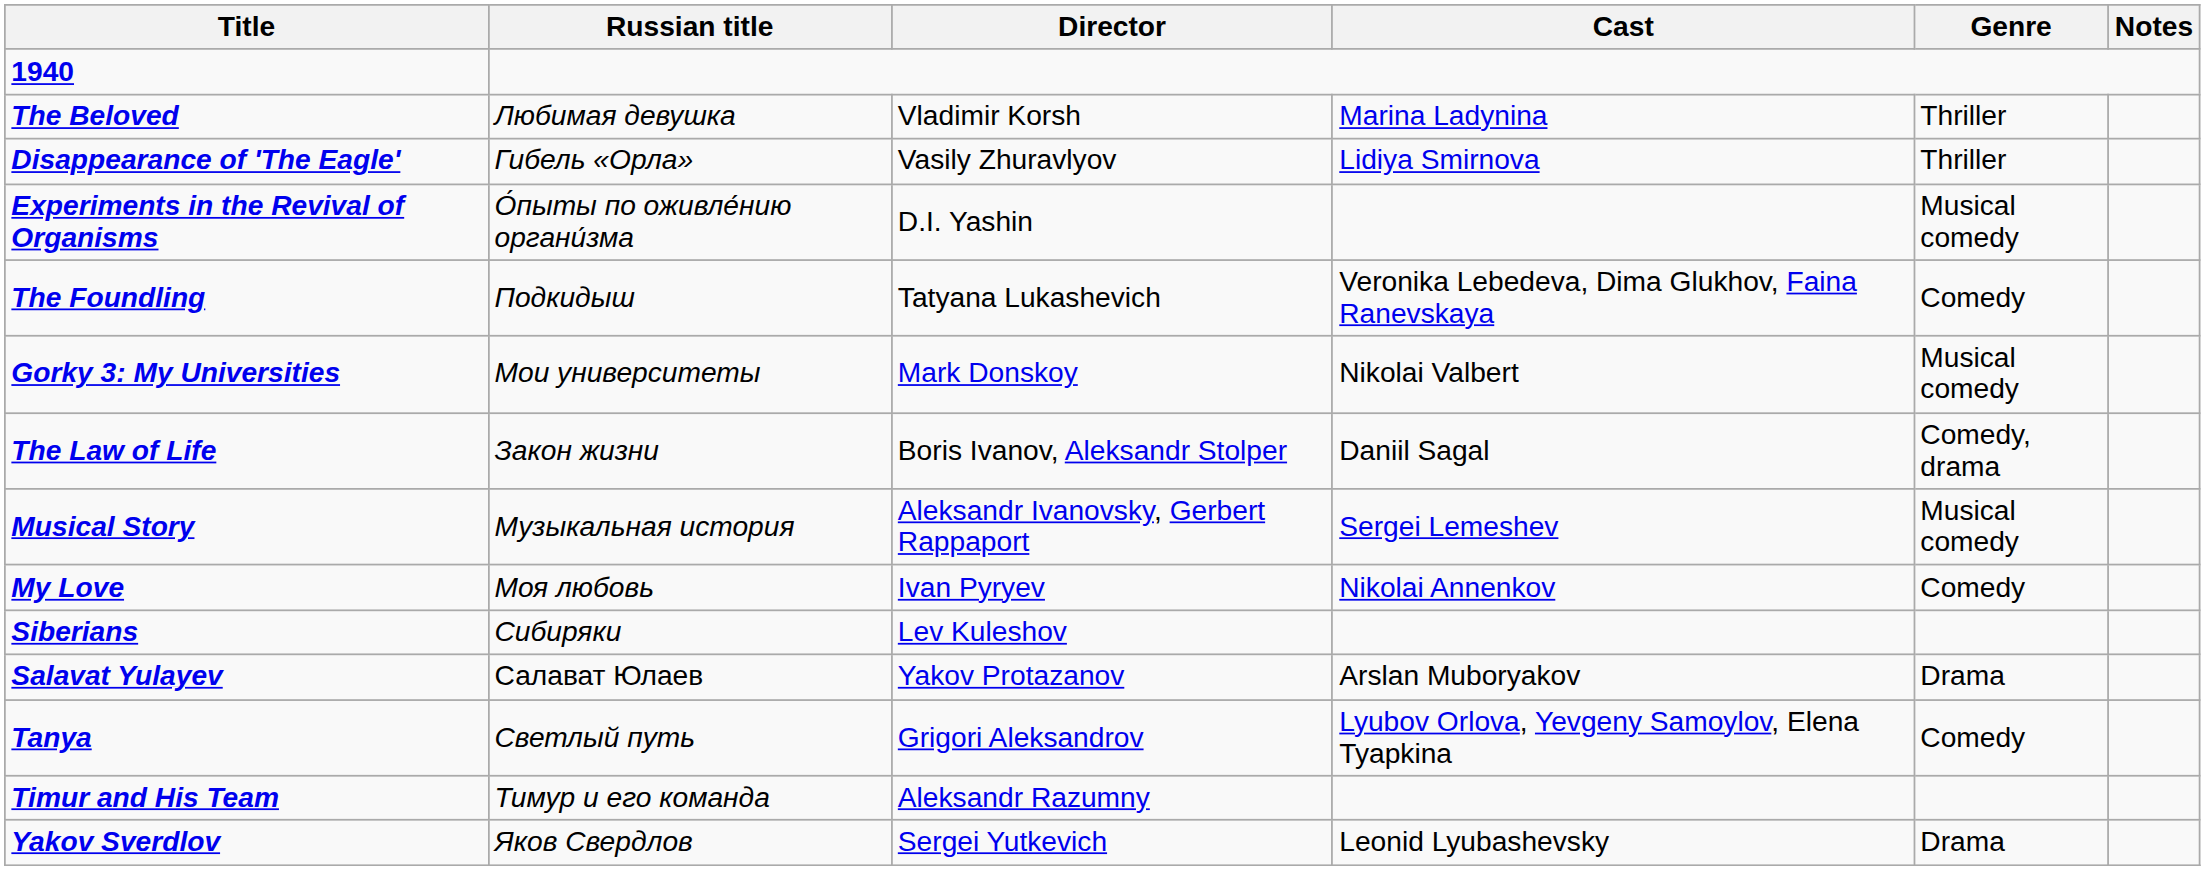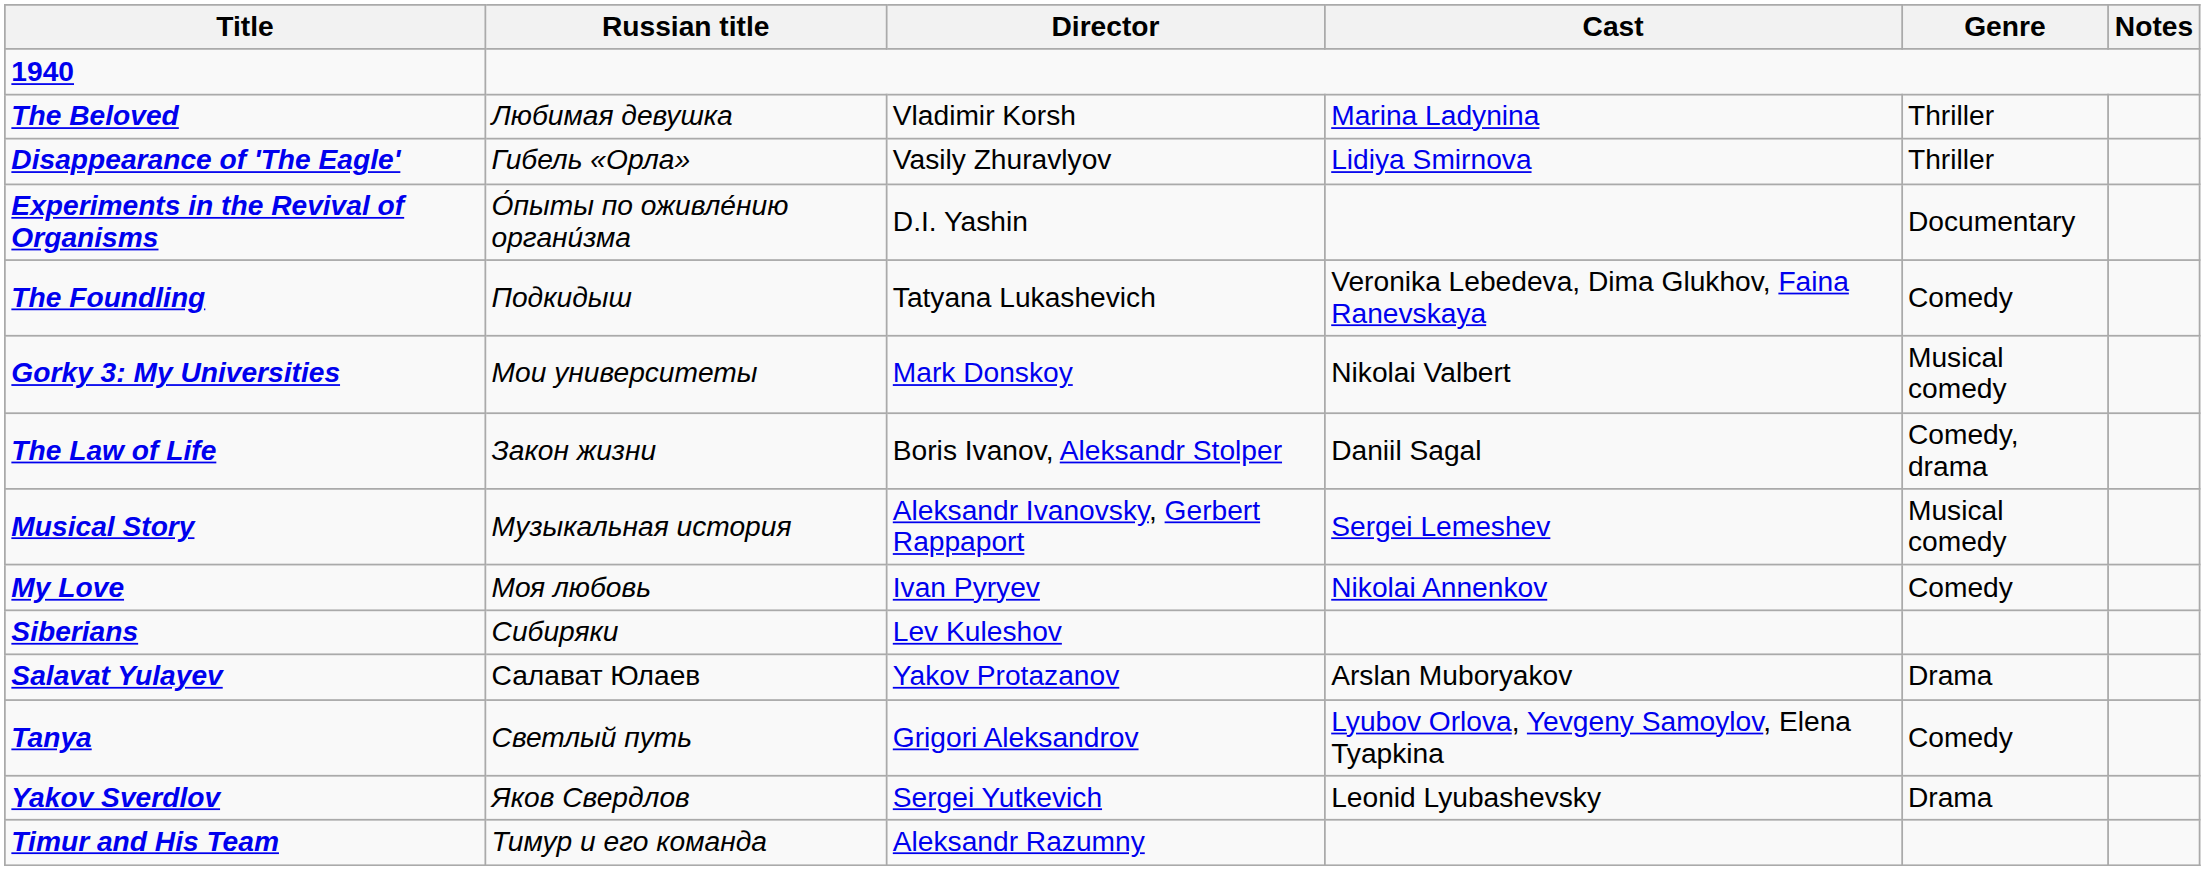(1970, 221) Musical comedy -> (1992, 221) Documentary
rows swapped: (145, 797) <-> (116, 842)
